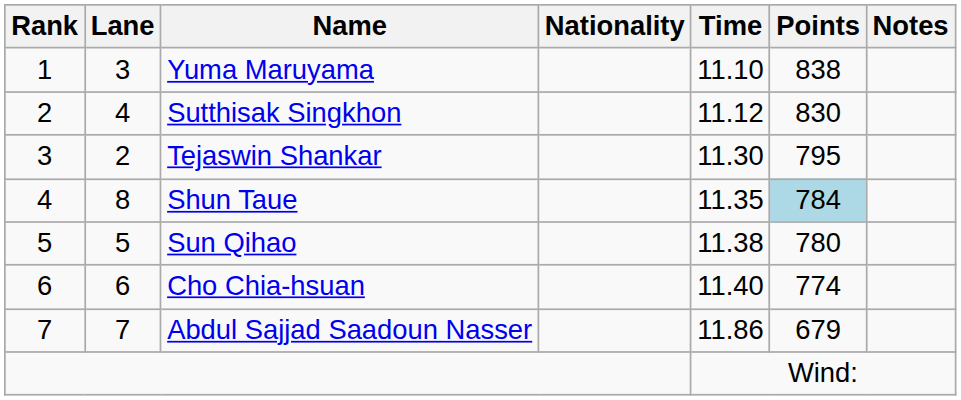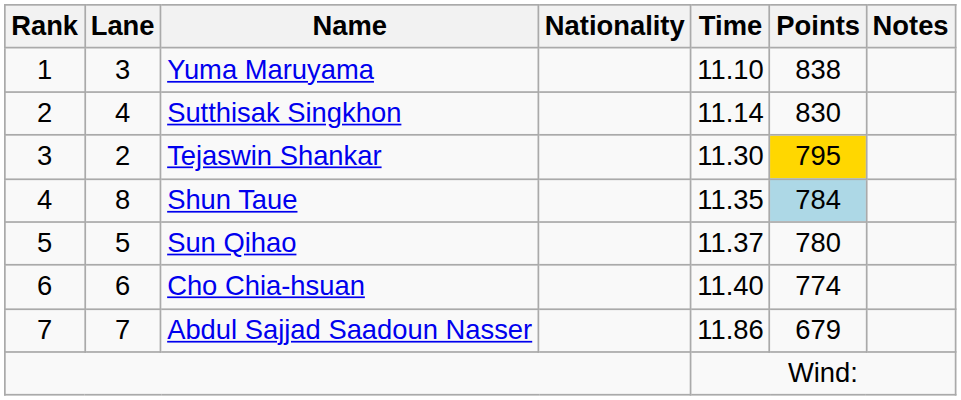(731, 112) 11.12 -> (731, 112) 11.14
(818, 156) no background -> (818, 156) gold background
(731, 243) 11.38 -> (731, 243) 11.37
